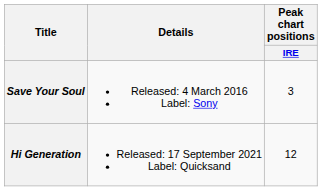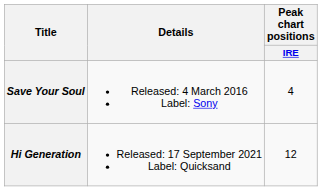(291, 92) 3 -> (291, 92) 4
